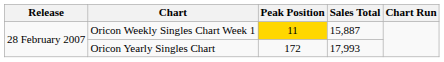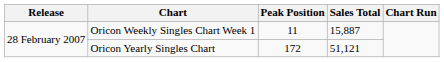(293, 30) gold background -> (293, 30) no background
(345, 48) 17,993 -> (345, 48) 51,121
